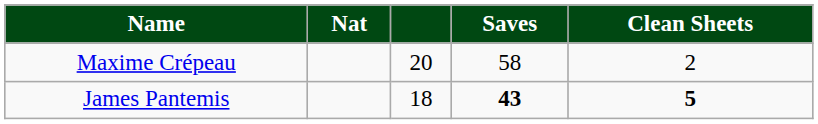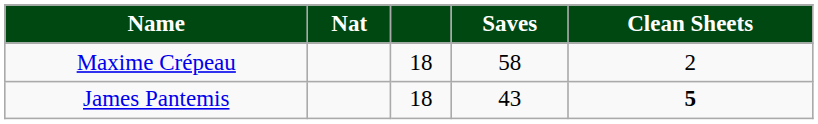(421, 61) 20 -> (421, 61) 18
(510, 99) bold -> (510, 99) normal
